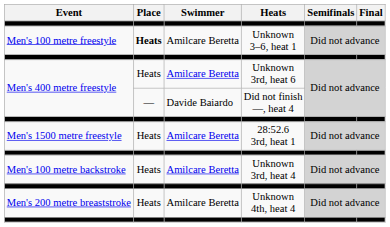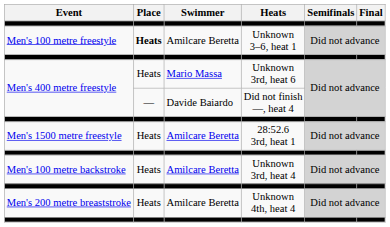(203, 73) Amilcare Beretta -> (194, 73) Mario Massa
